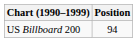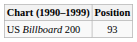(112, 29) 94 -> (112, 29) 93
